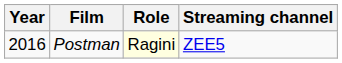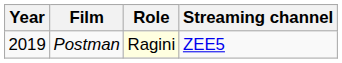(27, 44) 2016 -> (27, 44) 2019
